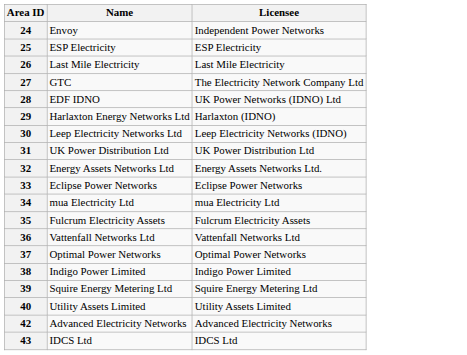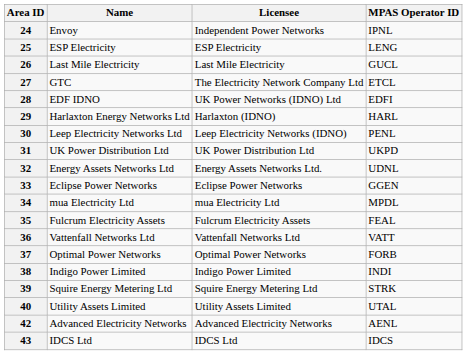+ column: (414, 13)
